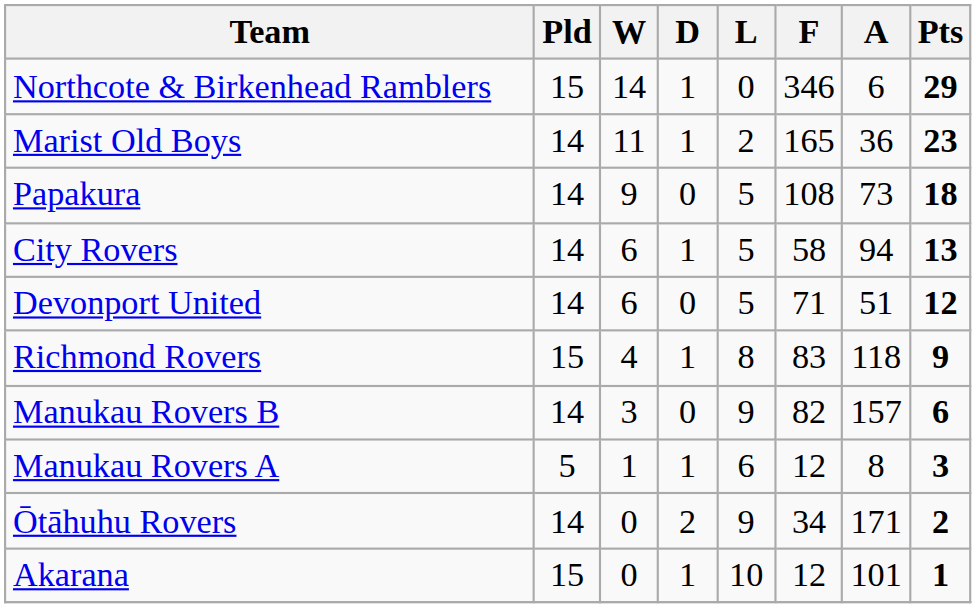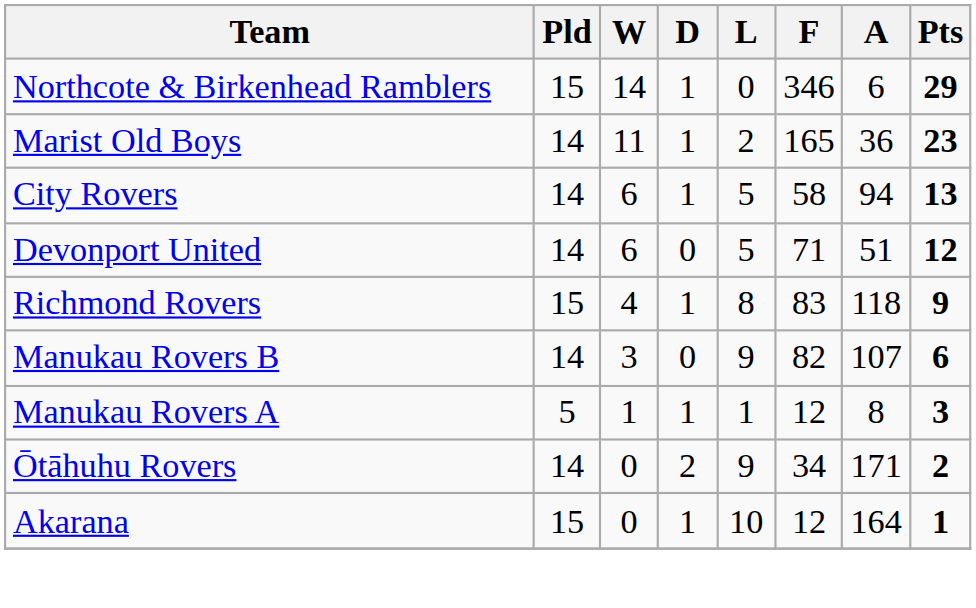- row: (77, 194)
(876, 411) 157 -> (876, 357) 107
(746, 466) 6 -> (746, 411) 1
(876, 574) 101 -> (876, 520) 164
